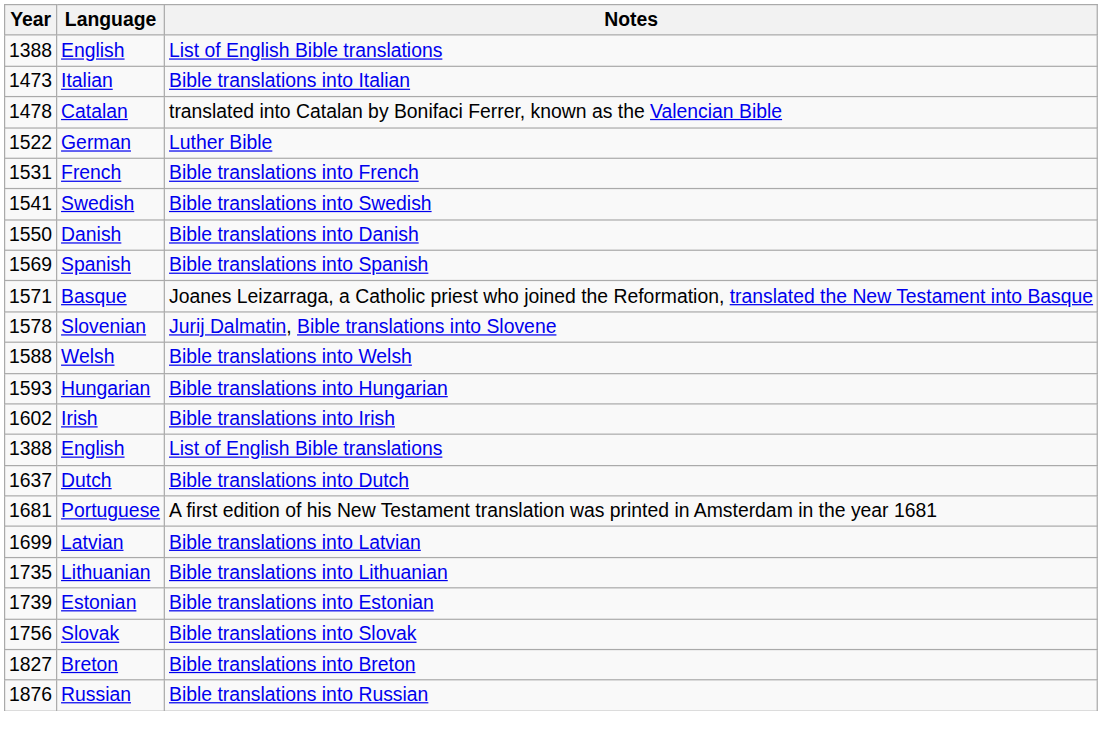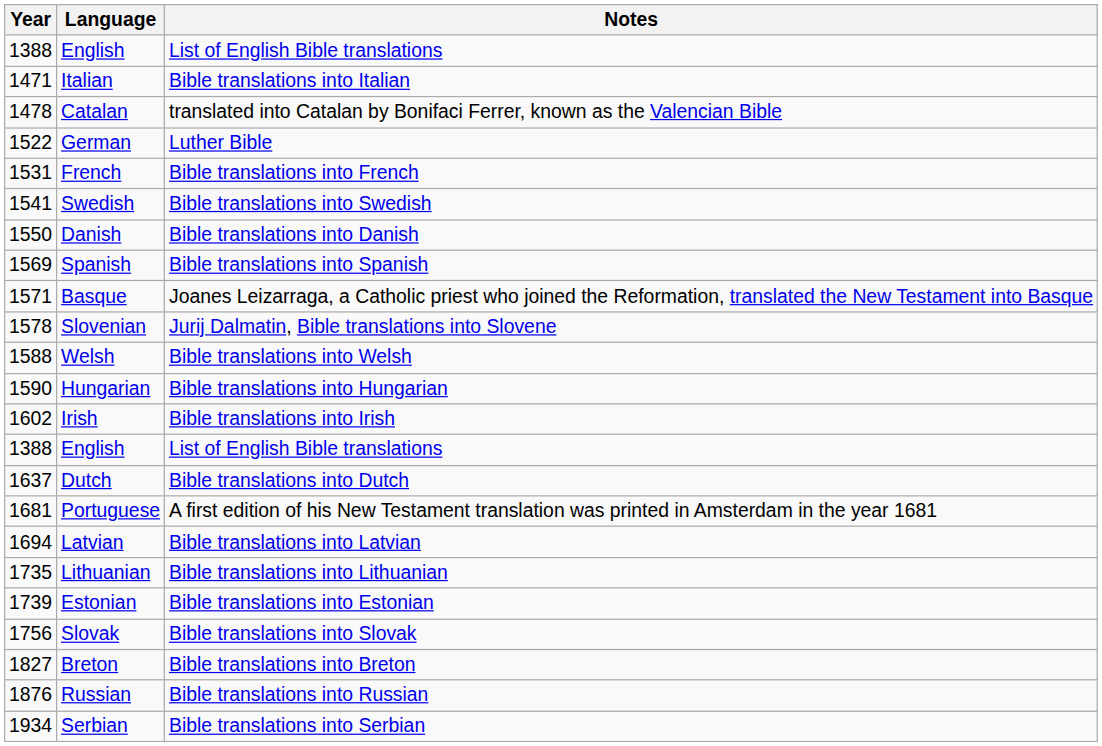(31, 81) 1473 -> (31, 81) 1471
(31, 388) 1593 -> (31, 388) 1590
(31, 541) 1699 -> (31, 541) 1694
+ row: (94, 726)
